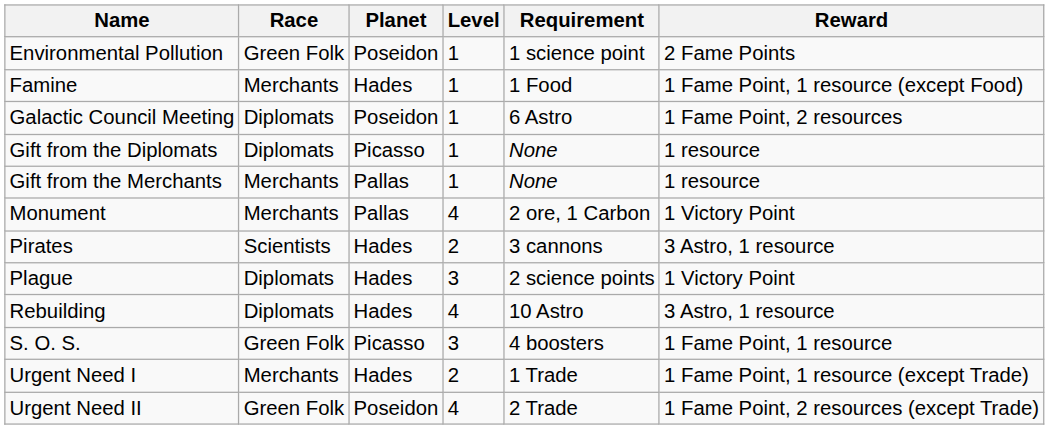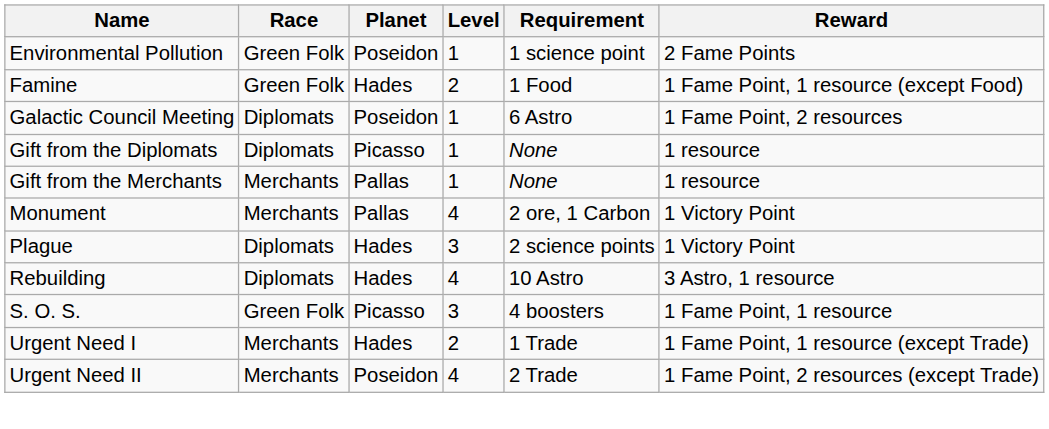(291, 85) Merchants -> (294, 85) Green Folk
(453, 85) 1 -> (453, 85) 2
- row: (41, 246)
(294, 407) Green Folk -> (291, 375) Merchants
